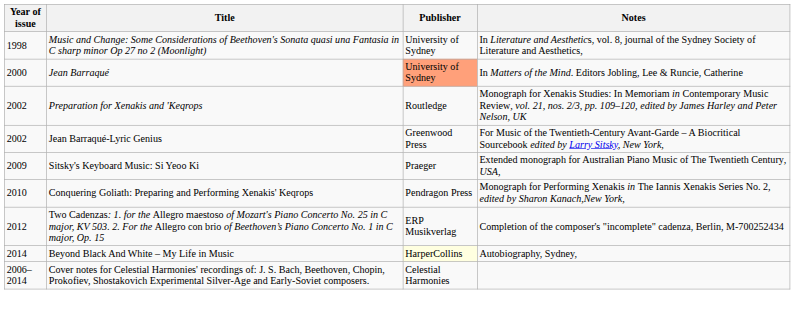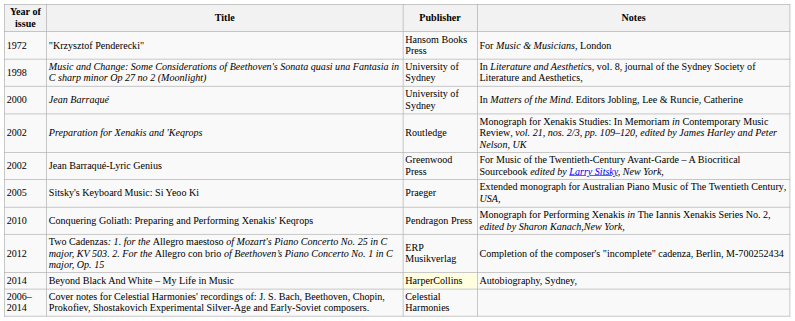+ row: (96, 45)
(432, 72) lightsalmon background -> (432, 100) no background
(17, 166) 2009 -> (17, 193) 2005
